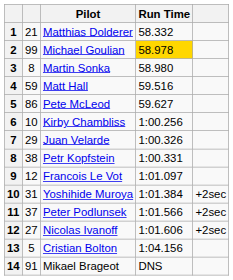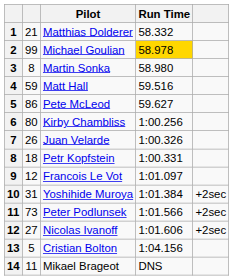(31, 122) 10 -> (31, 122) 80
(31, 140) 29 -> (31, 140) 26
(31, 158) 38 -> (31, 158) 18
(31, 212) 37 -> (31, 212) 73
(31, 266) 91 -> (31, 266) 11
